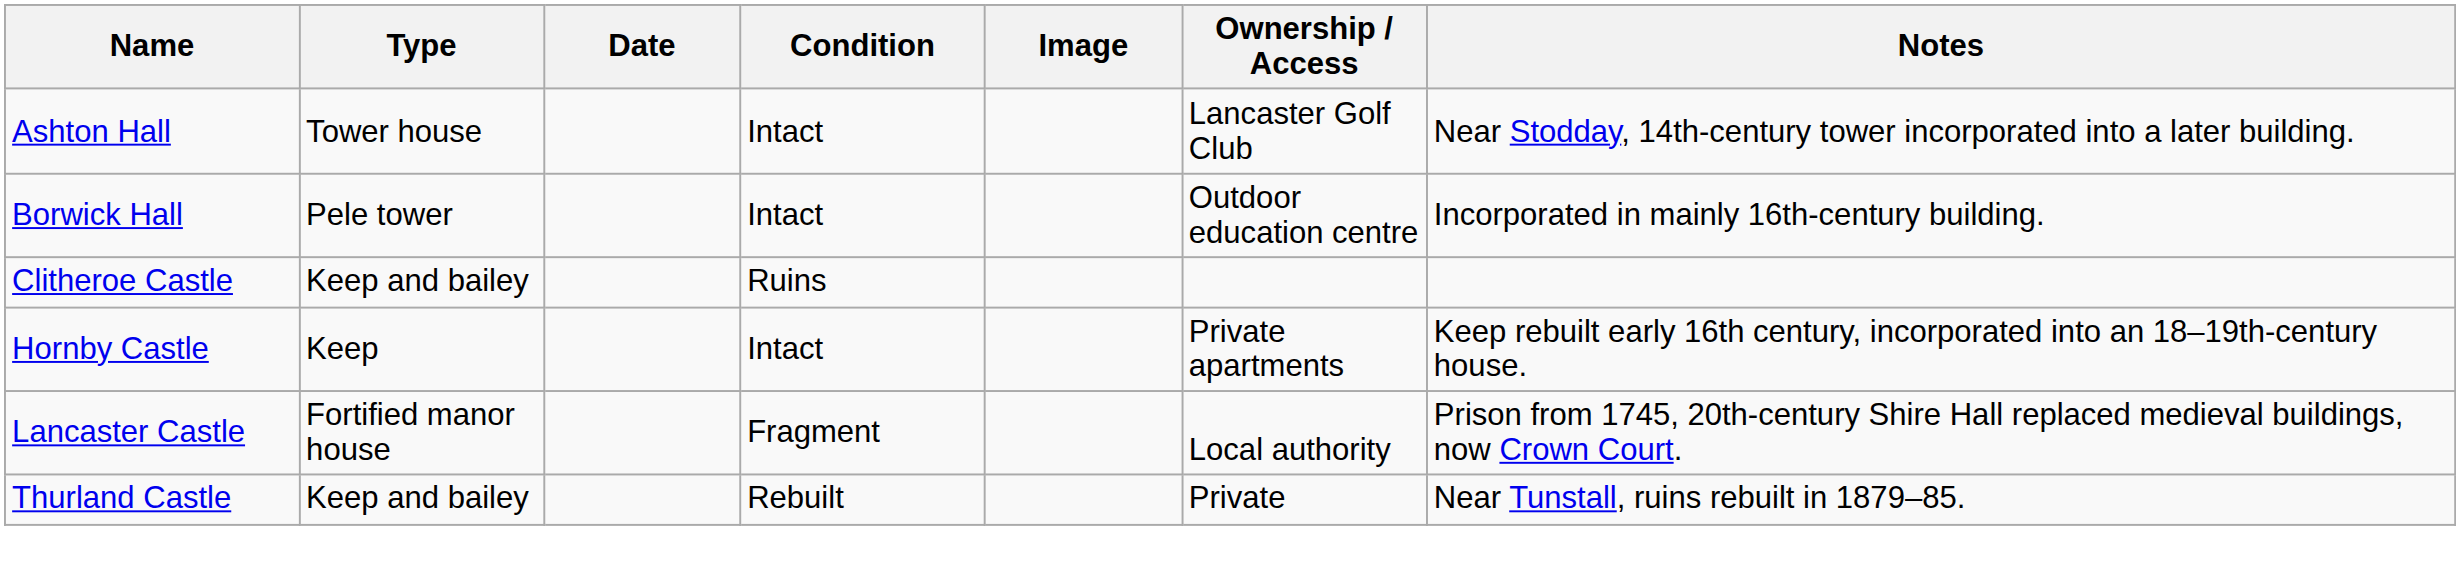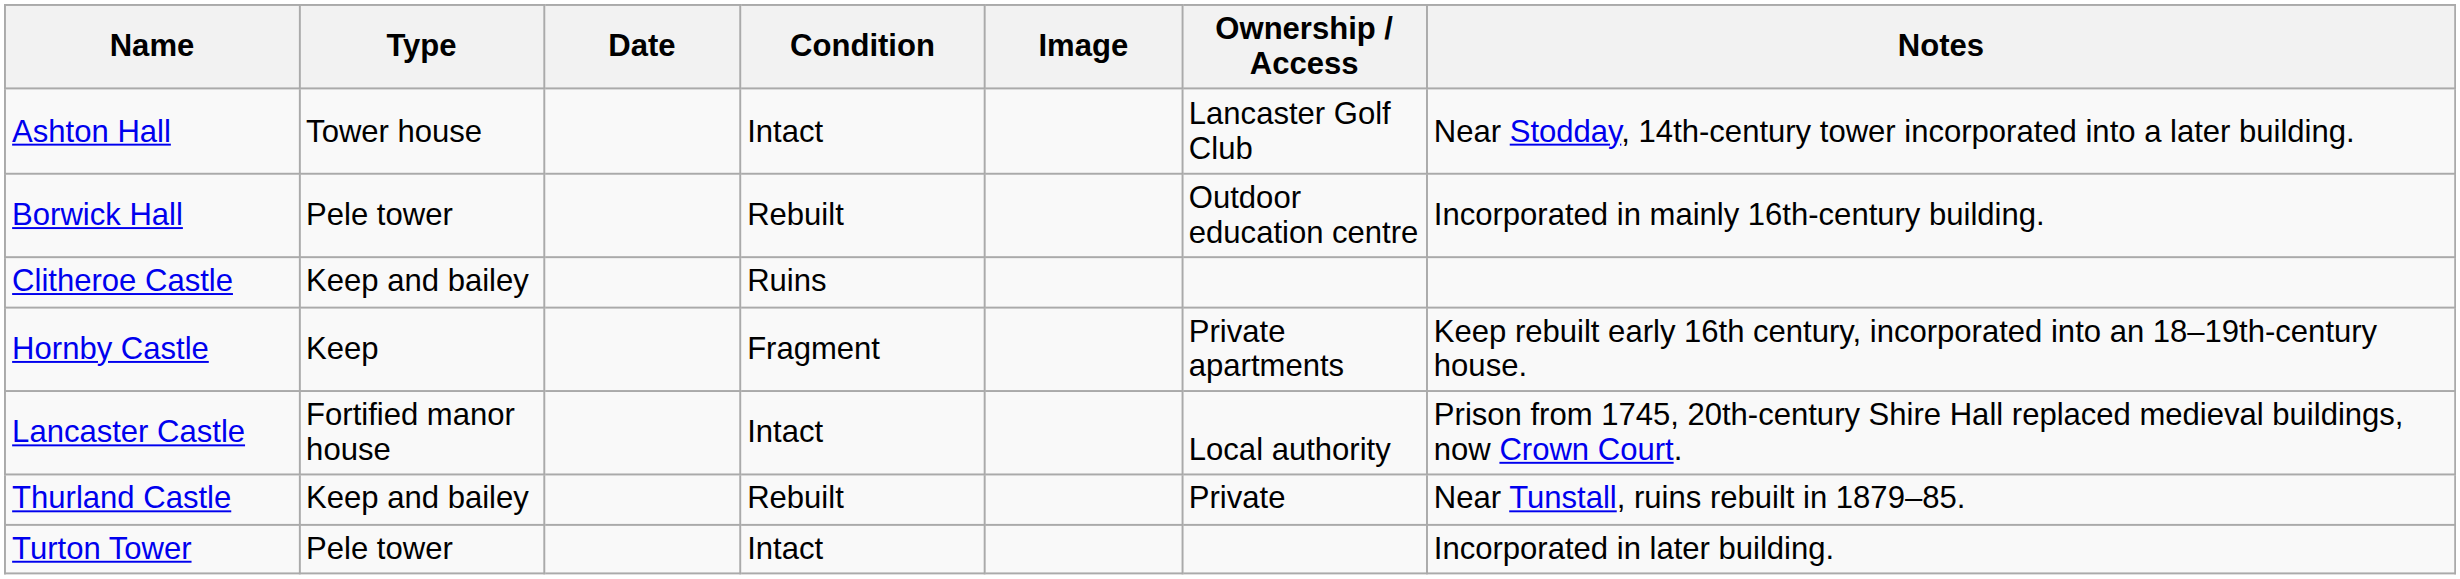(785, 214) Intact -> (795, 214) Rebuilt
(785, 348) Intact -> (814, 348) Fragment
(814, 432) Fragment -> (785, 432) Intact
+ row: (102, 548)
